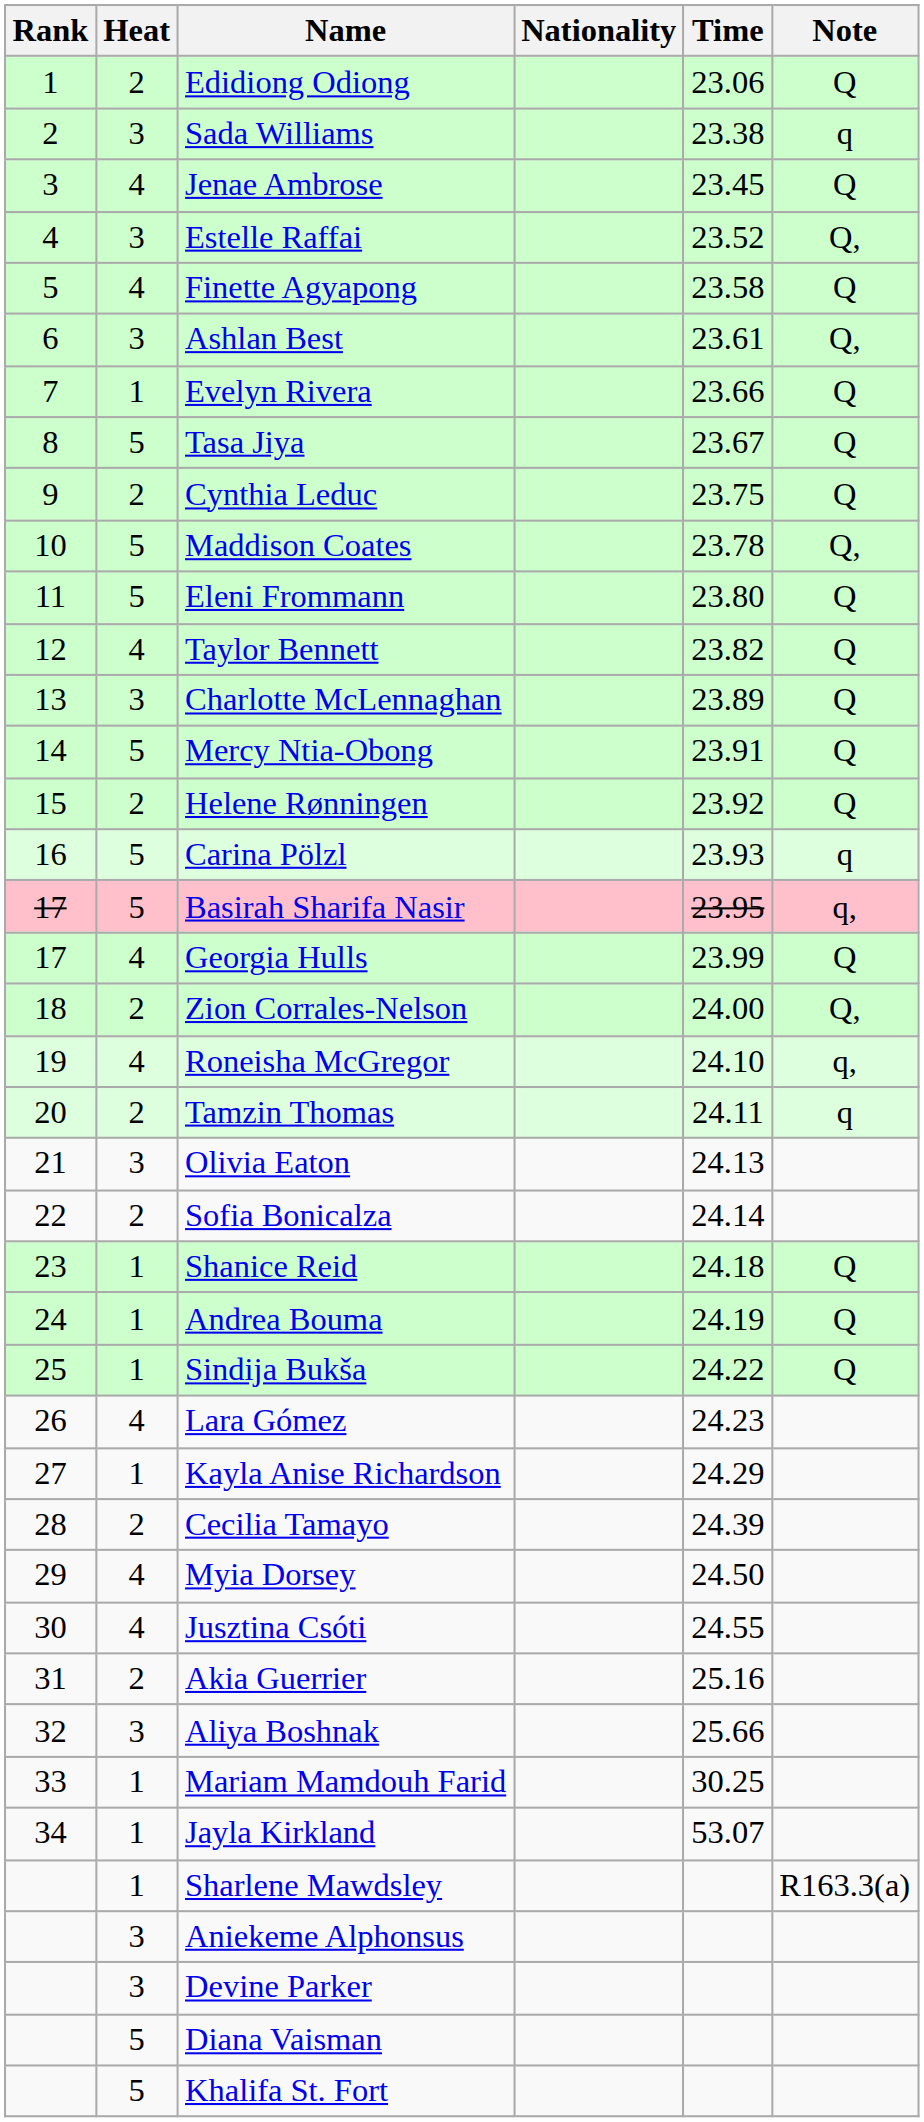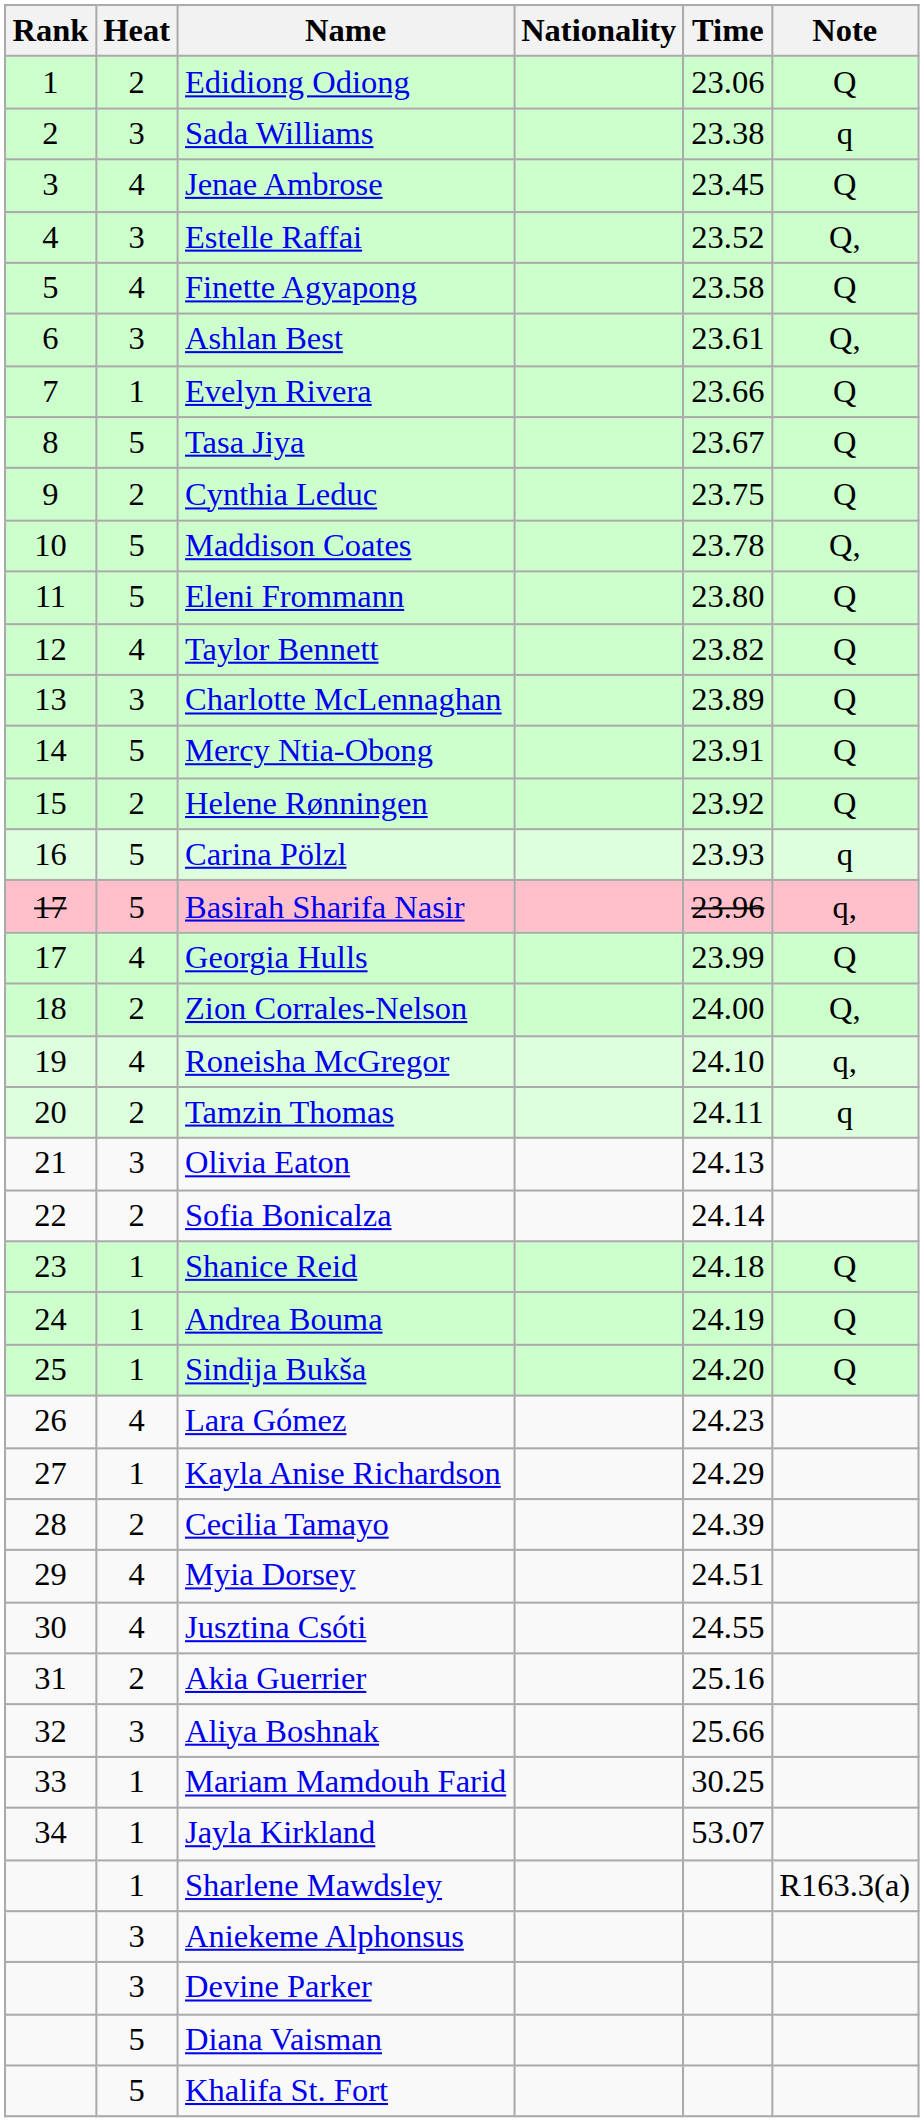(728, 905) 23.95 -> (728, 905) 23.96
(728, 1369) 24.22 -> (728, 1369) 24.20
(728, 1575) 24.50 -> (728, 1575) 24.51
